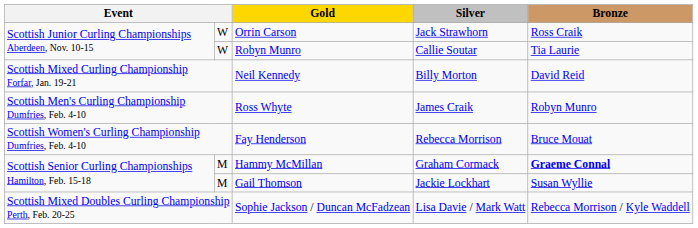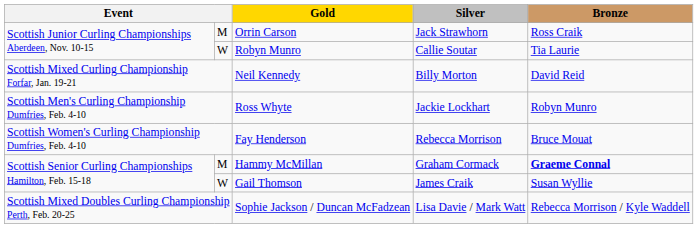(222, 32) W -> (222, 32) M
(444, 107) James Craik -> (453, 107) Jackie Lockhart
(222, 182) M -> (222, 182) W
(453, 182) Jackie Lockhart -> (444, 182) James Craik
